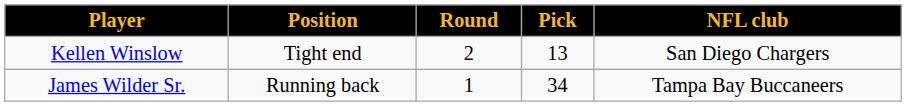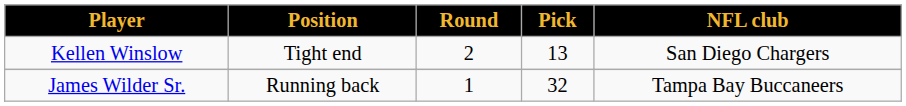(557, 85) 34 -> (557, 85) 32
